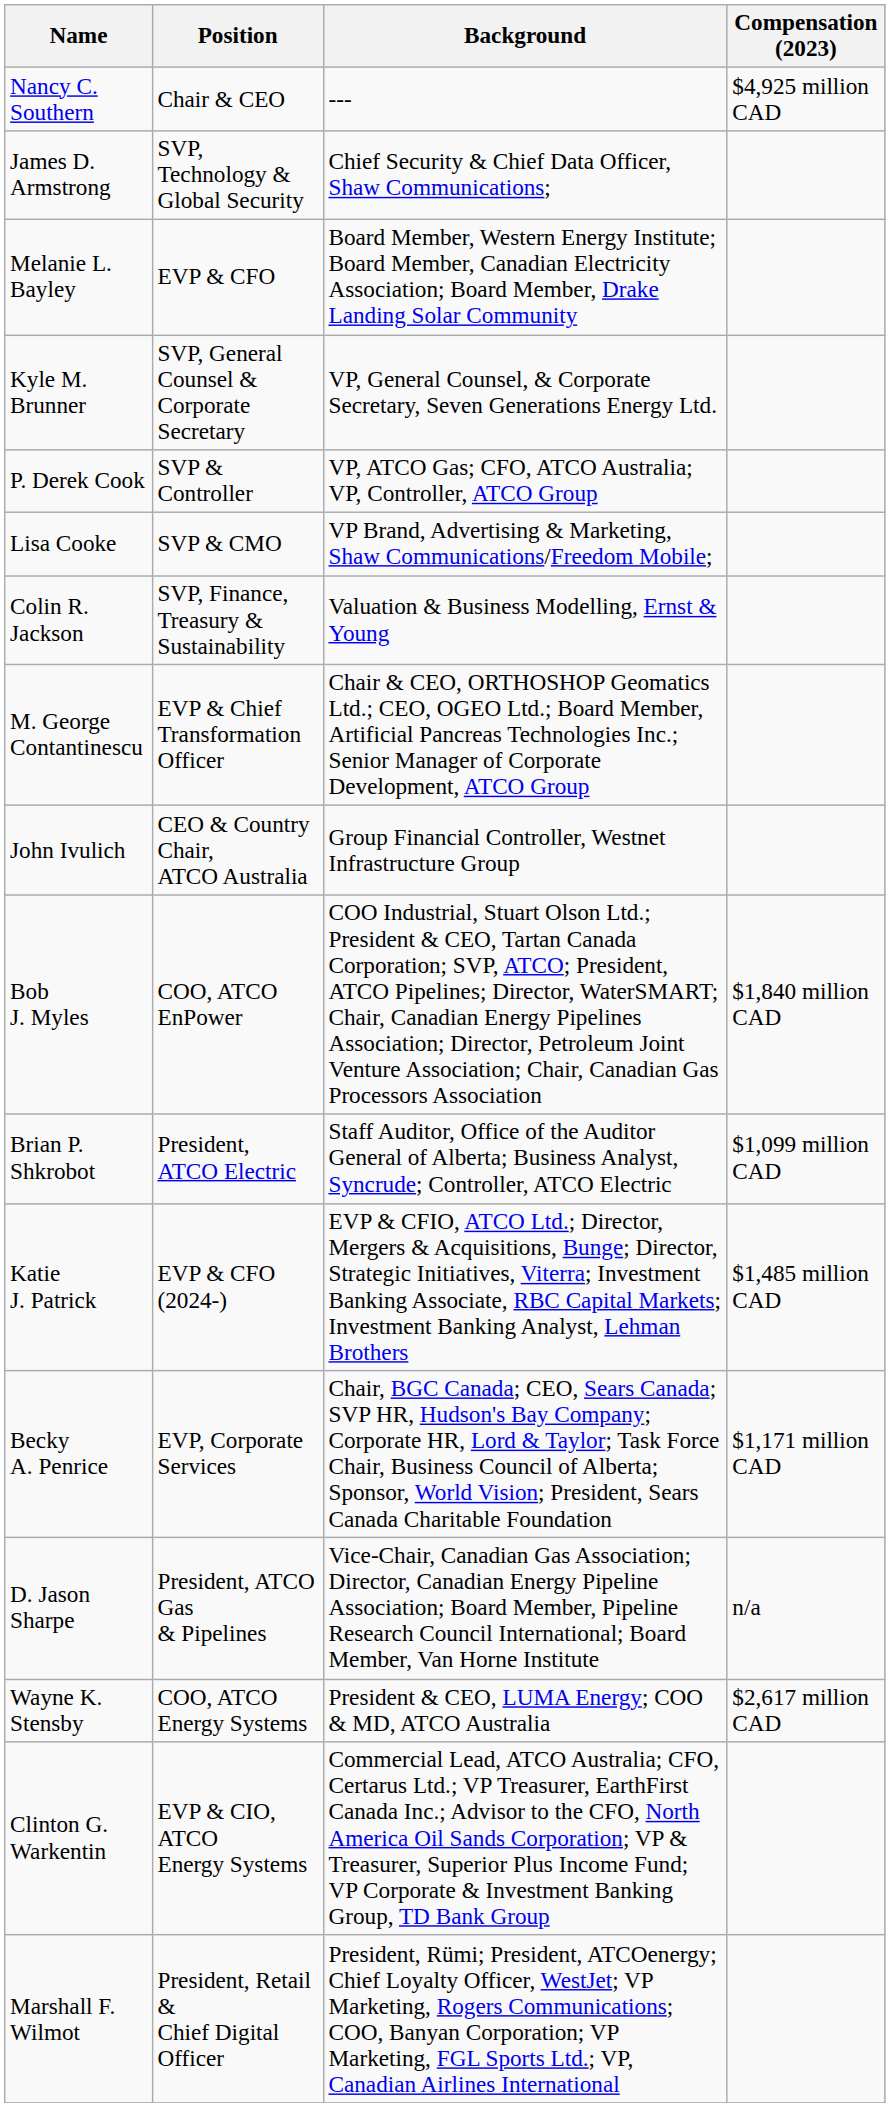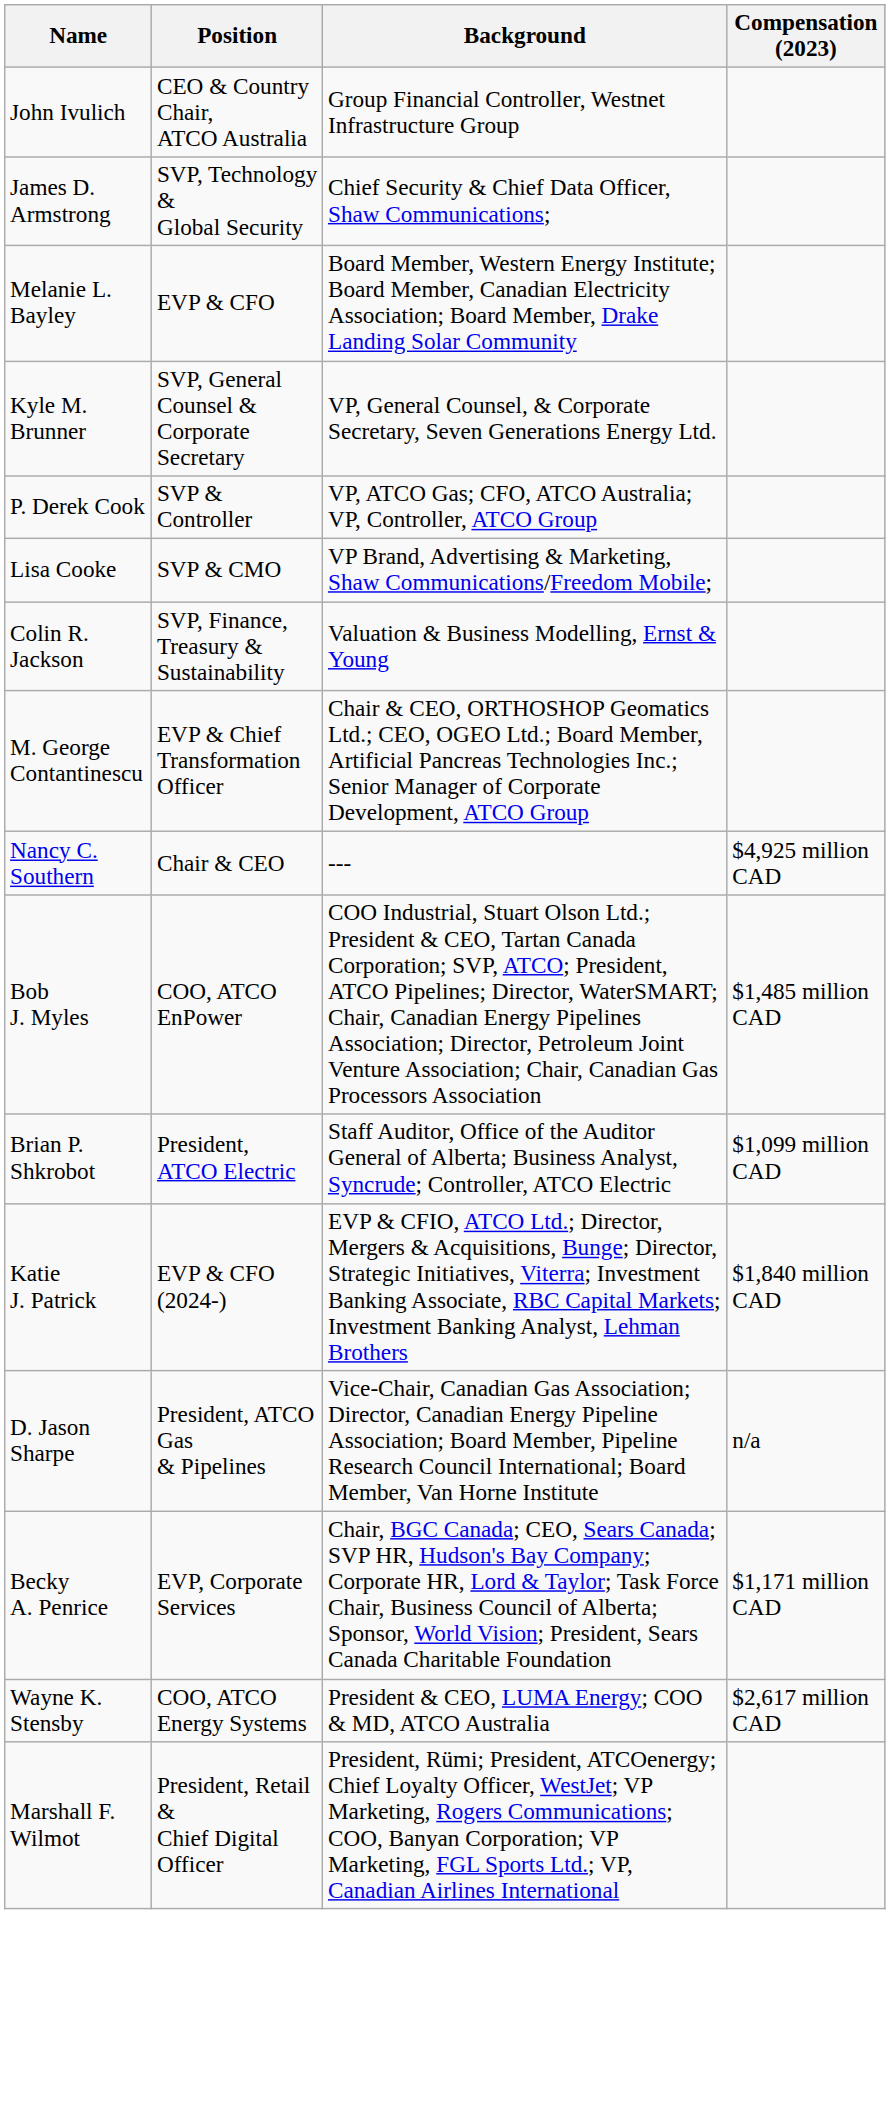rows swapped: (54, 98) <-> (68, 849)
(801, 1004) $1,840 million CAD -> (801, 1004) $1,485 million CAD
(801, 1286) $1,485 million CAD -> (801, 1286) $1,840 million CAD
rows swapped: (59, 1453) <-> (50, 1608)
- row: (59, 1838)
